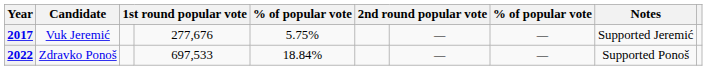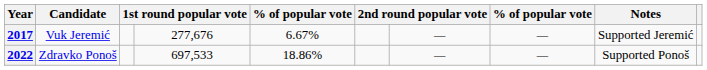(302, 34) 5.75% -> (302, 34) 6.67%
(302, 55) 18.84% -> (302, 55) 18.86%
